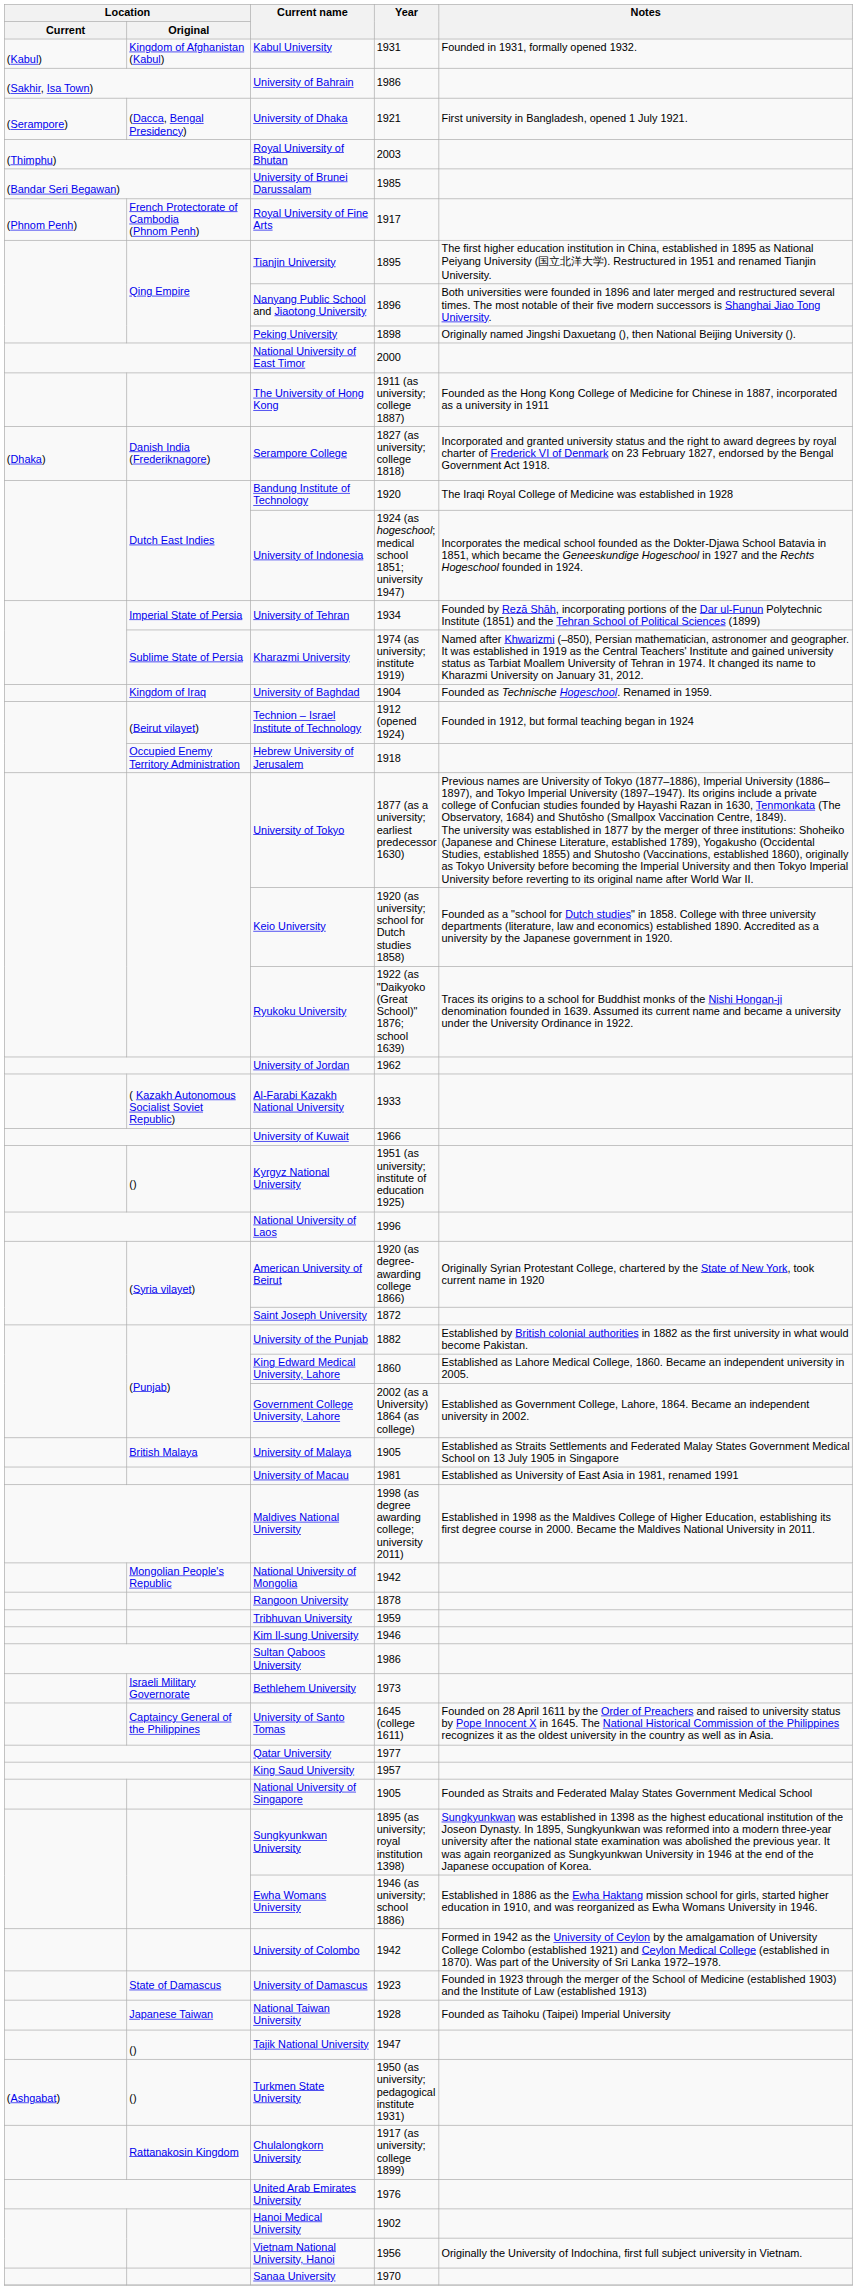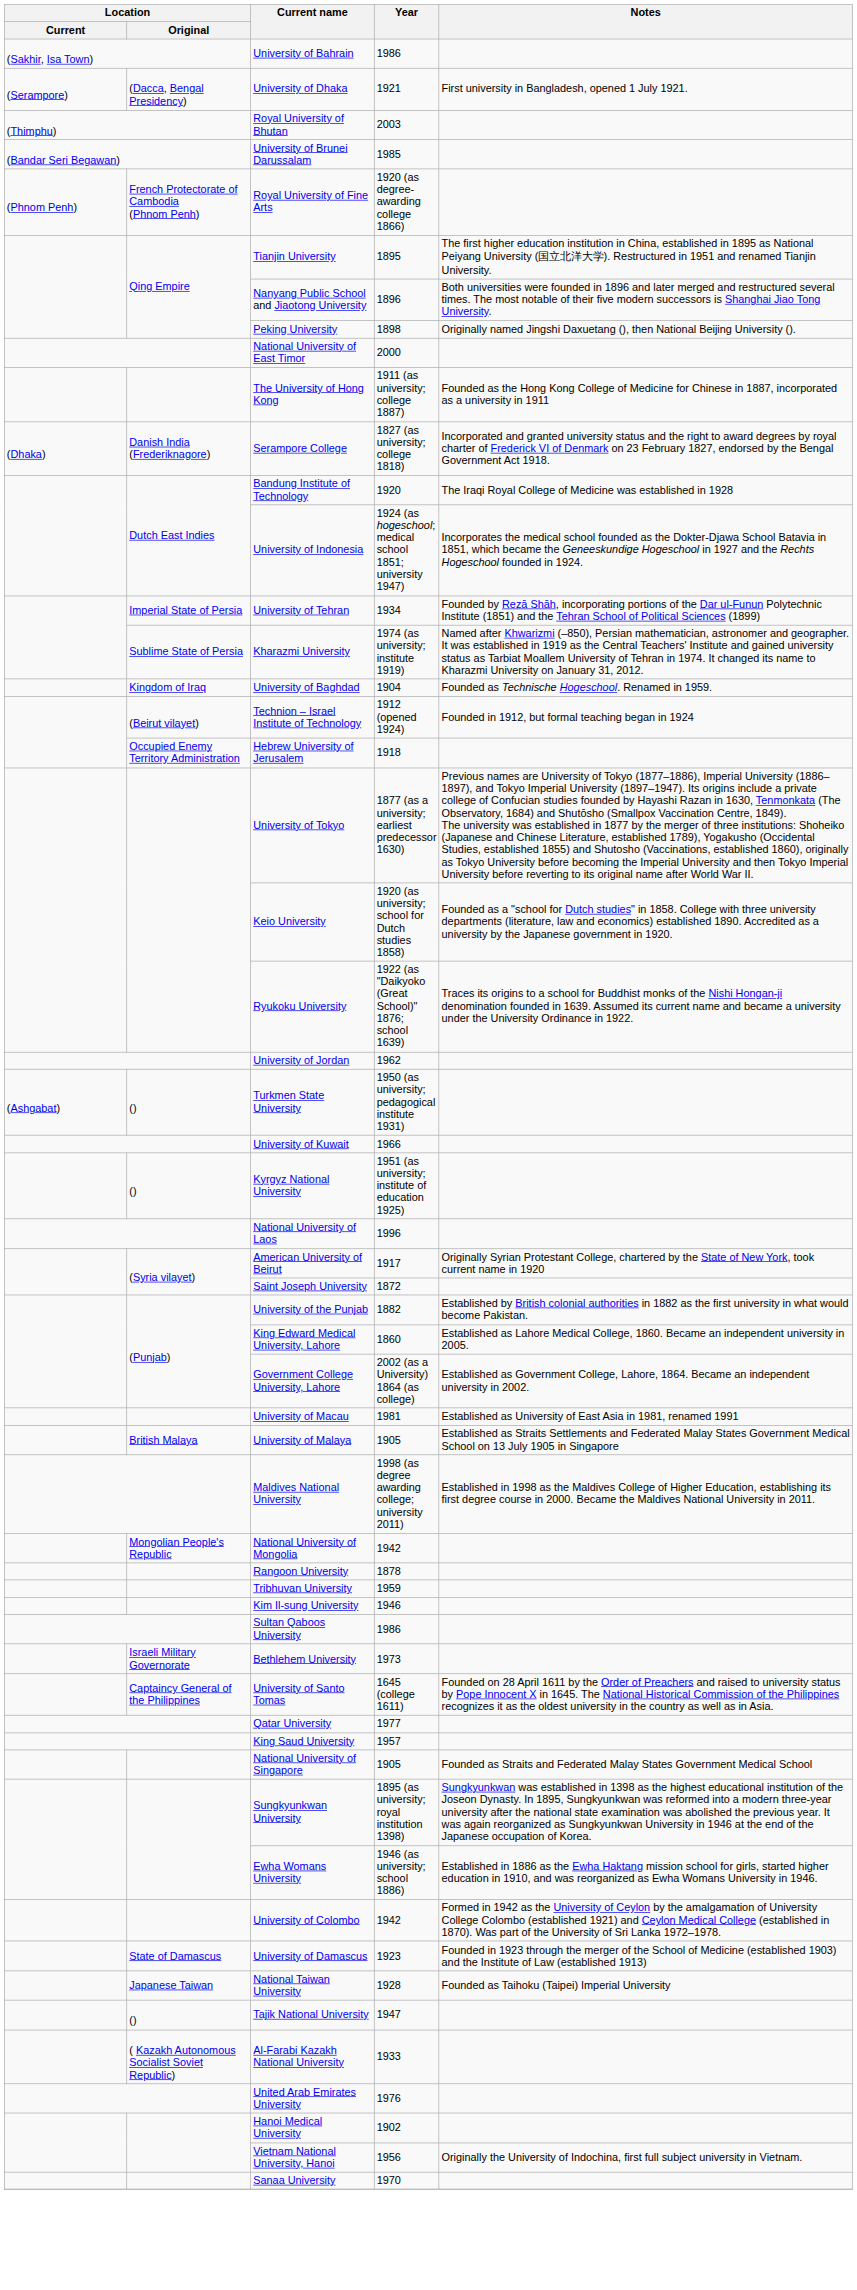- row: (293, 47)
(389, 219) 1917 -> (399, 202) 1920 (as degree-awarding college 1866)
rows swapped: (299, 1101) <-> (289, 2092)
(399, 1274) 1920 (as degree-awarding college 1866) -> (389, 1263) 1917
rows swapped: (301, 1475) <-> (302, 1452)
- row: (288, 2152)
